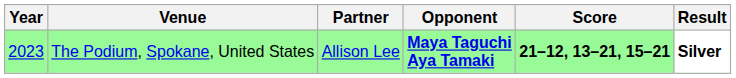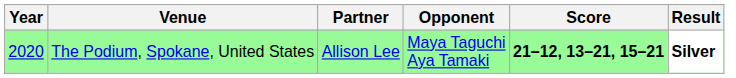(26, 52) 2023 -> (26, 52) 2020
(460, 52) bold -> (456, 52) normal
